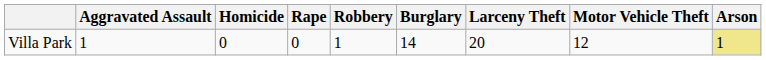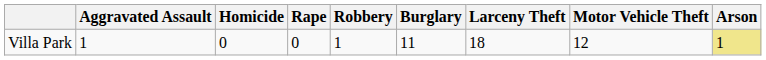(408, 42) 14 -> (408, 42) 11
(477, 42) 20 -> (477, 42) 18
